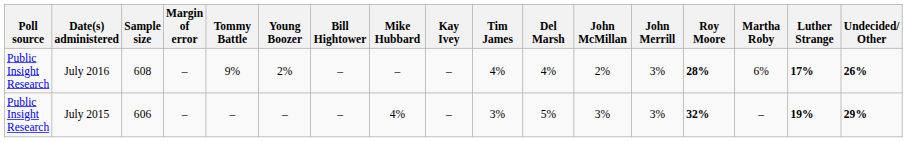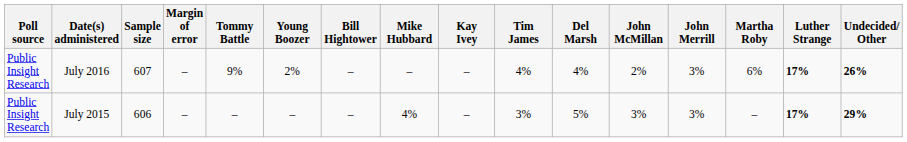- column: (709, 33)
(143, 70) 608 -> (143, 70) 607
(802, 114) 19% -> (798, 114) 17%
